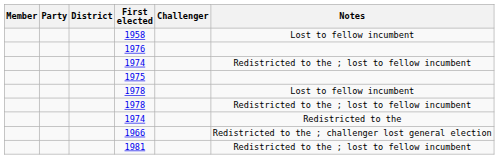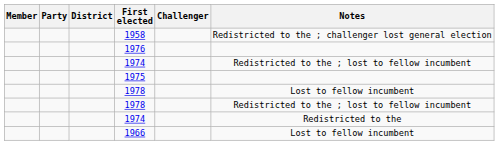(352, 35) Lost to fellow incumbent -> (352, 35) Redistricted to the ; challenger lost general election
(352, 133) Redistricted to the ; challenger lost general election -> (352, 133) Lost to fellow incumbent
- row: (22, 147)
